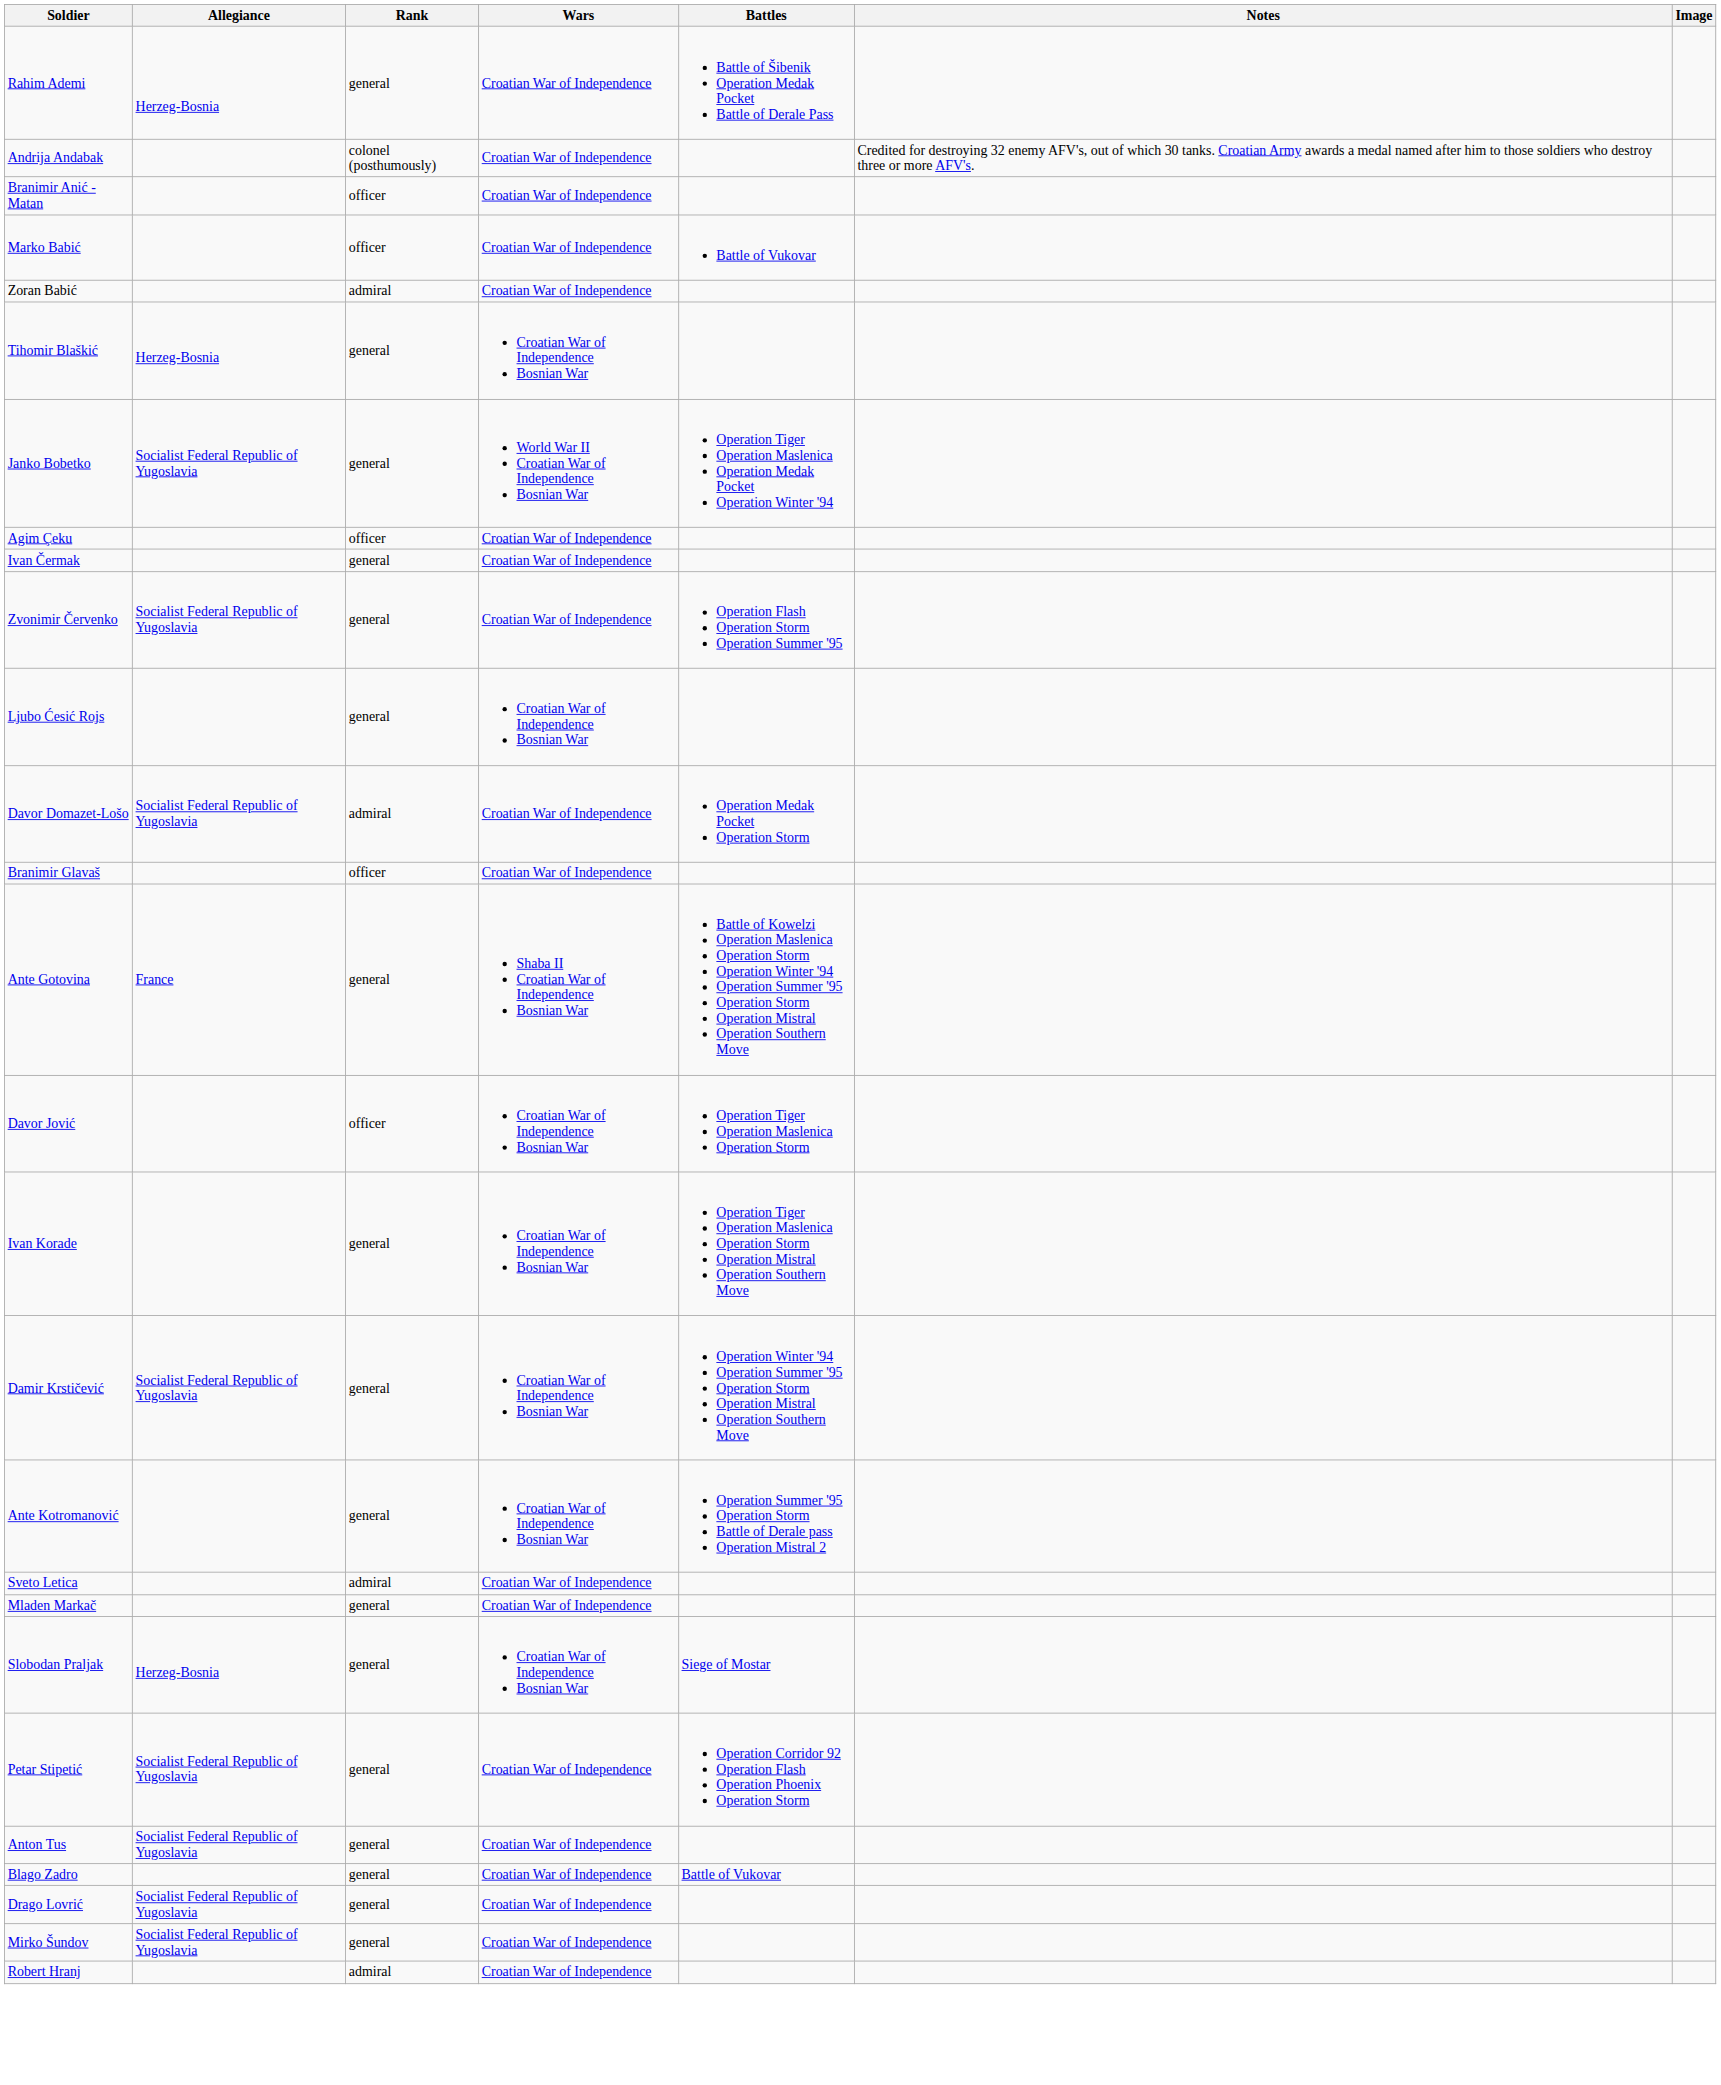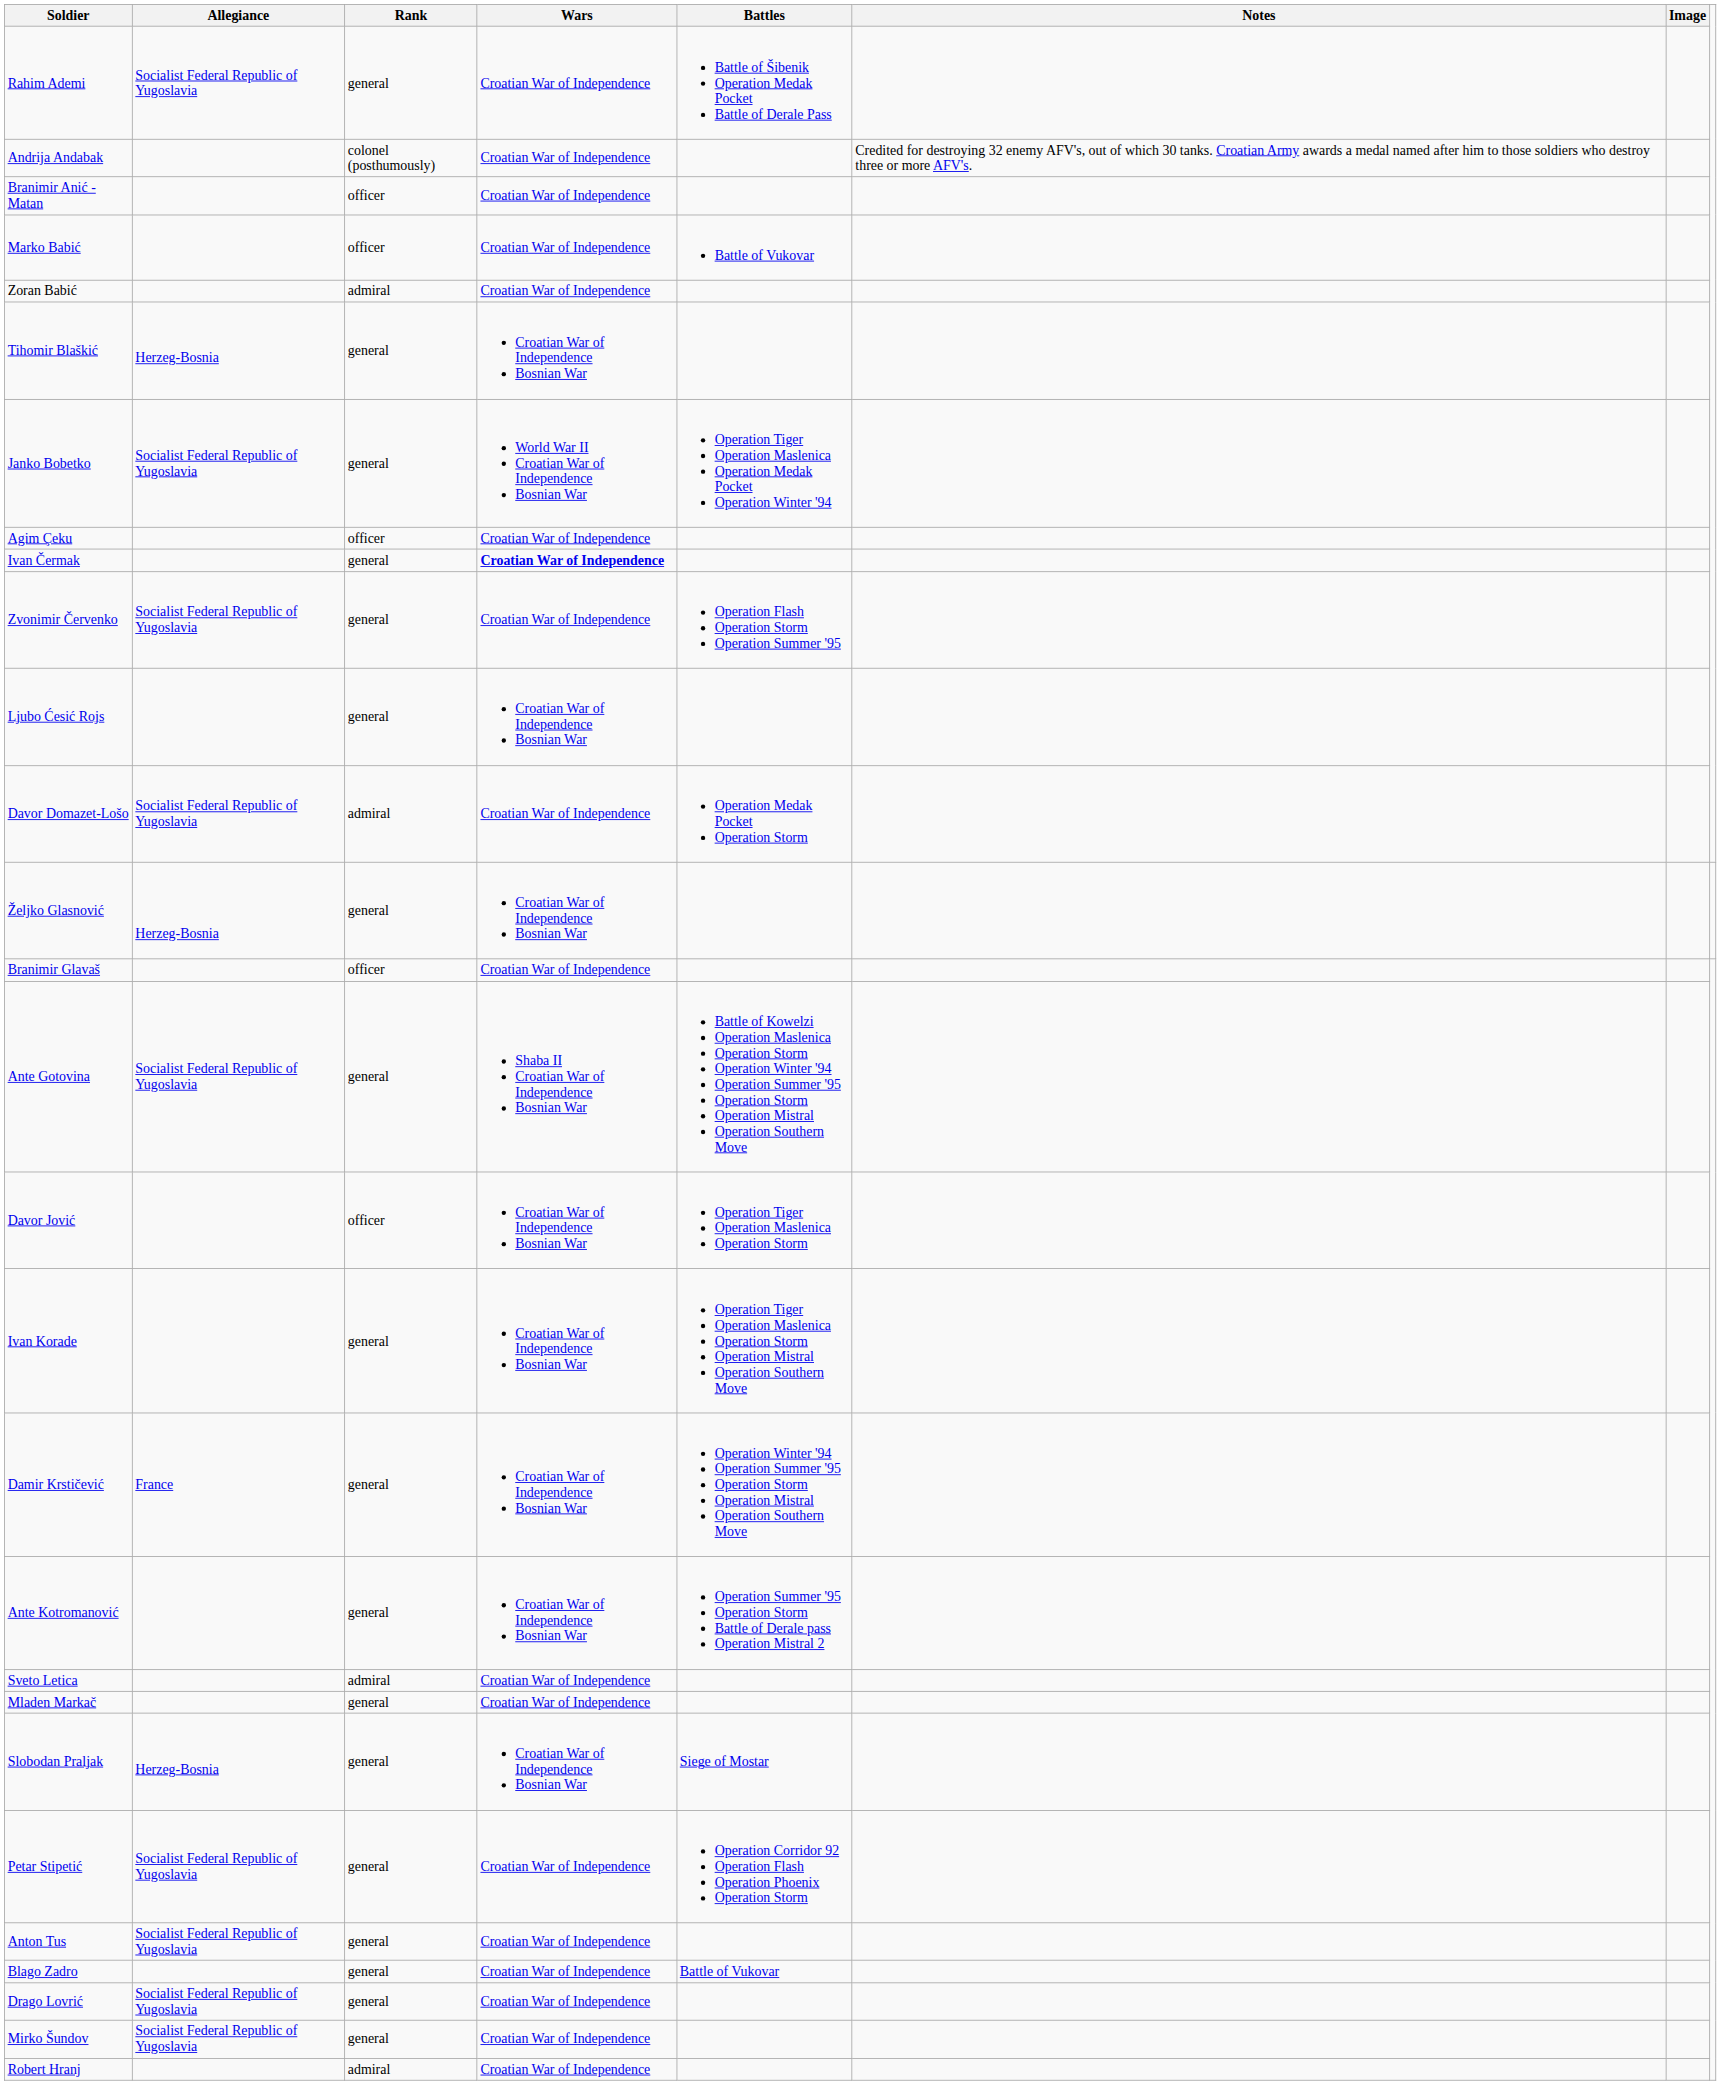(177, 106) Herzeg-Bosnia -> (216, 82) Socialist Federal Republic of Yugoslavia
(567, 560) normal -> (572, 560) bold
+ row: (56, 910)
(155, 979) France -> (216, 1076) Socialist Federal Republic of Yugoslavia
(217, 1387) Socialist Federal Republic of Yugoslavia -> (154, 1484) France
